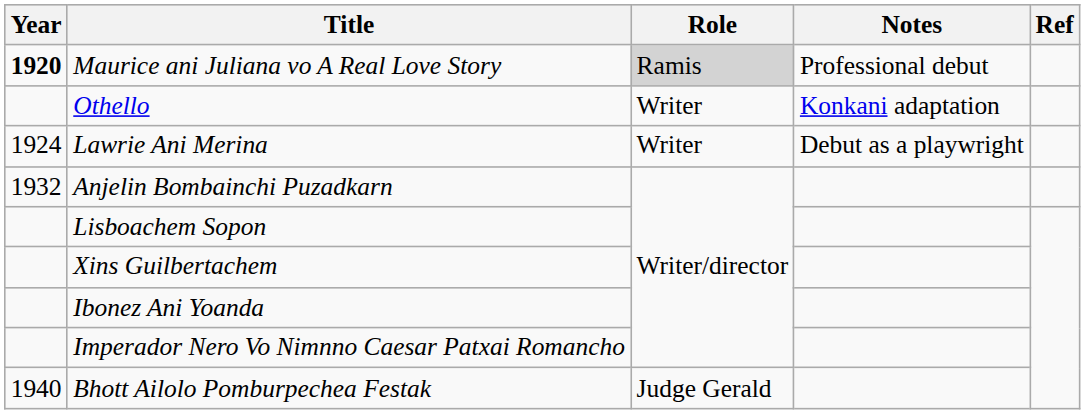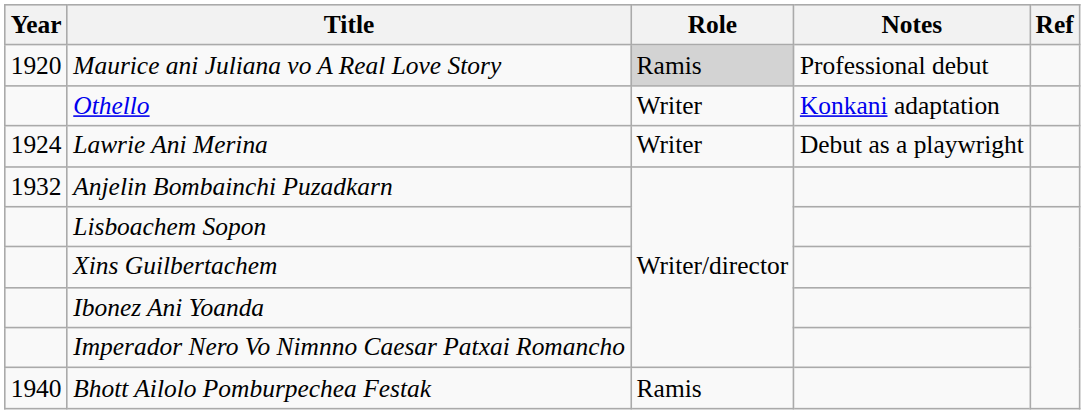(36, 65) bold -> (36, 65) normal
(704, 387) Judge Gerald -> (669, 387) Ramis
